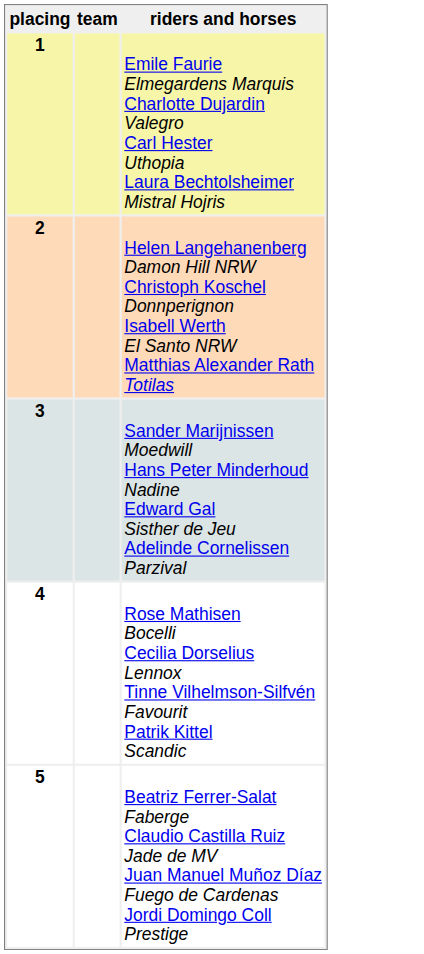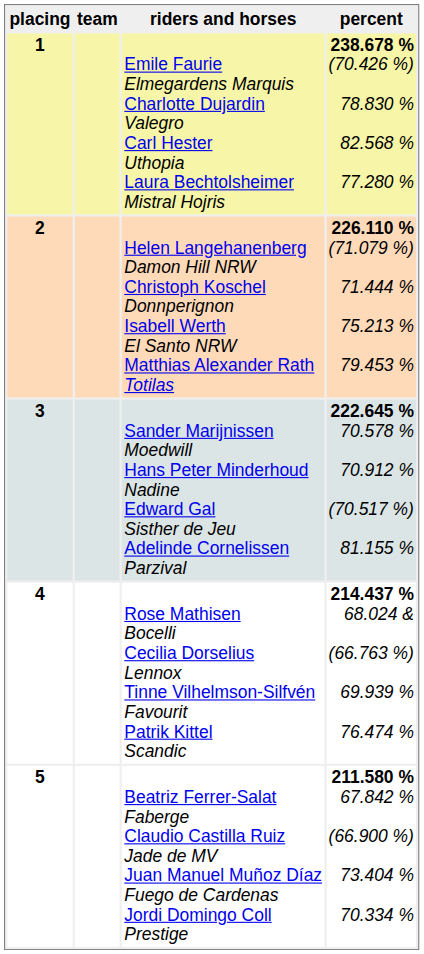+ column: (371, 19)
